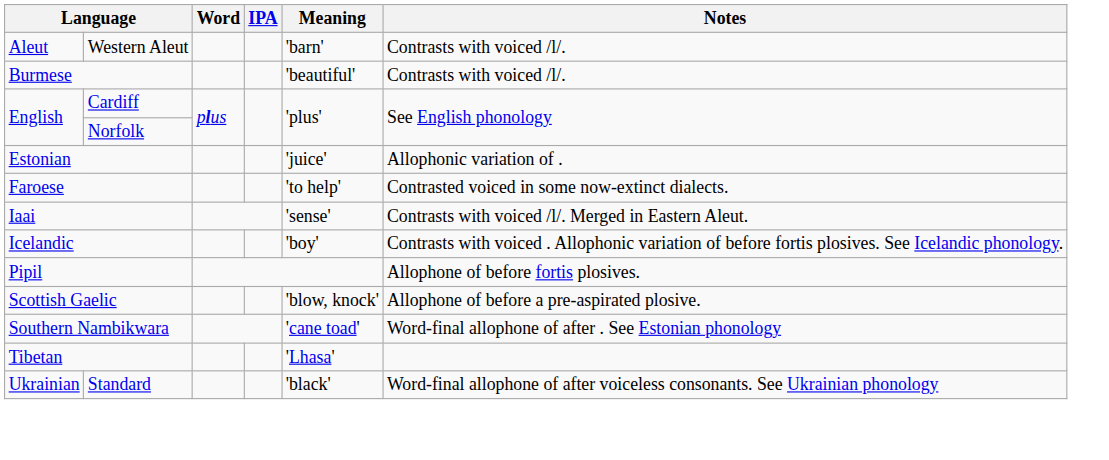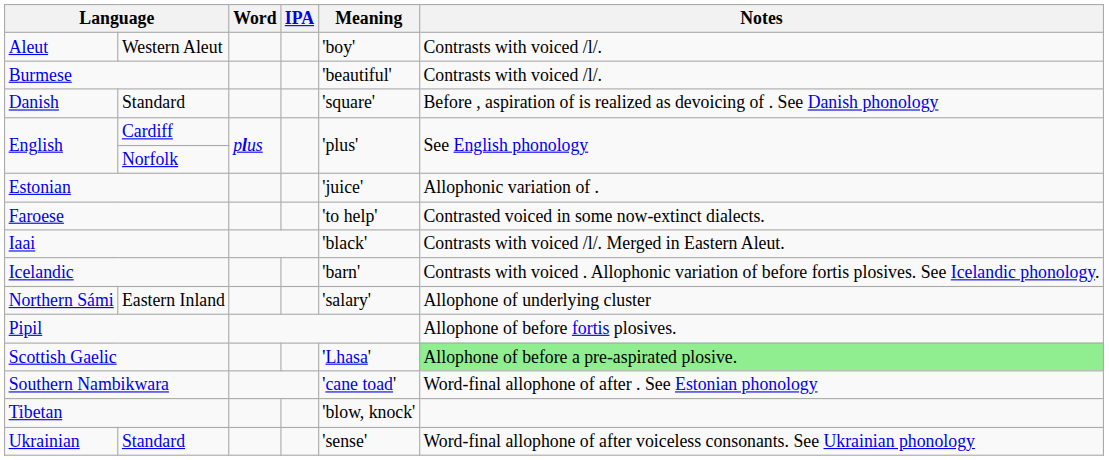(305, 46) 'barn' -> (339, 46) 'boy'
+ row: (34, 103)
(308, 215) 'sense' -> (345, 243) 'black'
(302, 243) 'boy' -> (341, 272) 'barn'
+ row: (61, 300)
(332, 300) 'blow, knock' -> (347, 356) 'Lhasa'
(544, 300) no background -> (580, 356) lightgreen background
(310, 356) 'Lhasa' -> (369, 412) 'blow, knock'
(308, 384) 'black' -> (345, 441) 'sense'
